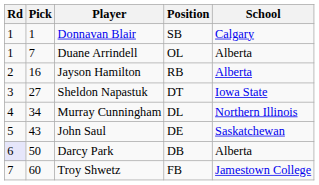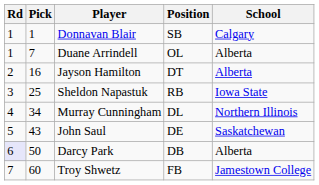(175, 72) RB -> (175, 72) DT
(35, 92) 27 -> (35, 92) 25
(175, 92) DT -> (175, 92) RB
